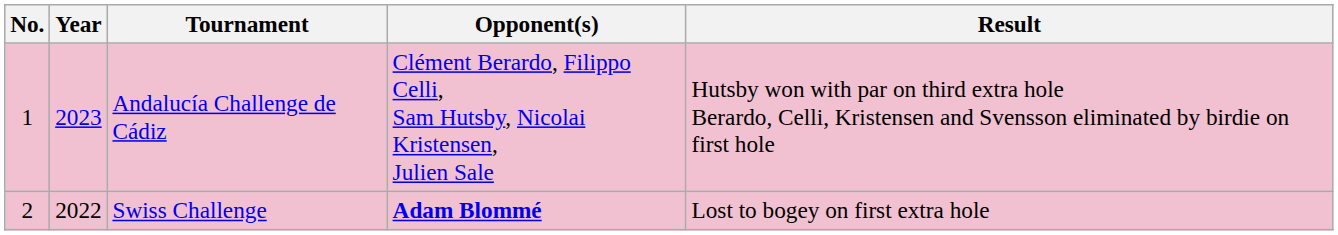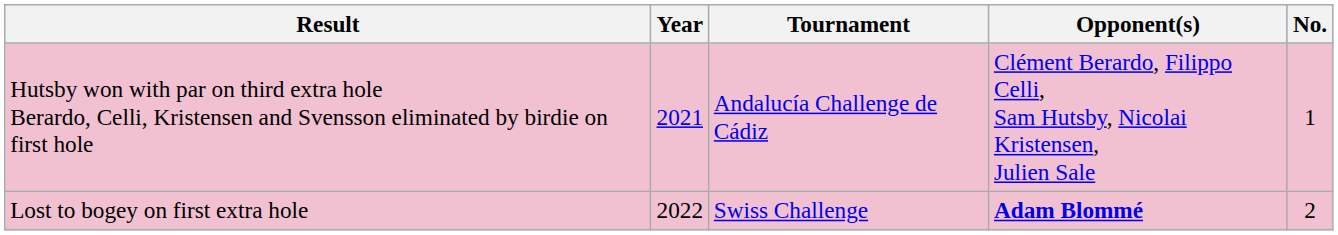columns swapped: (27, 23) <-> (1009, 23)
(78, 117) 2023 -> (680, 117) 2021
